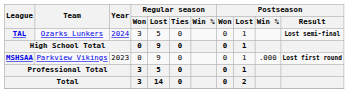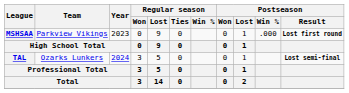rows swapped: (19, 58) <-> (19, 35)
